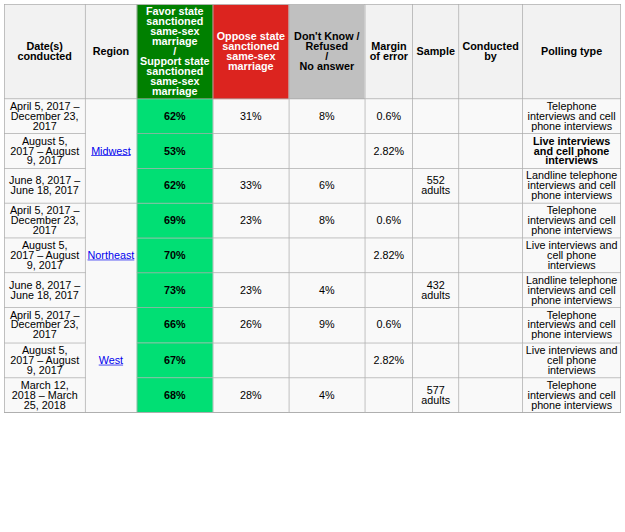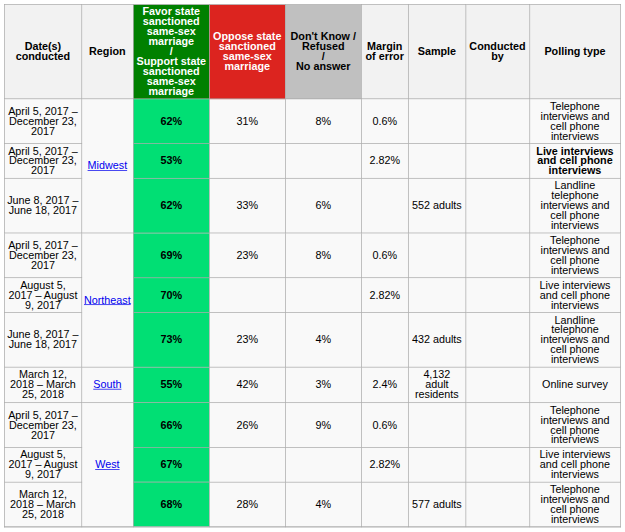(45, 151) August 5, 2017 – August 9, 2017 -> (43, 161) April 5, 2017 – December 23, 2017
+ row: (171, 385)
